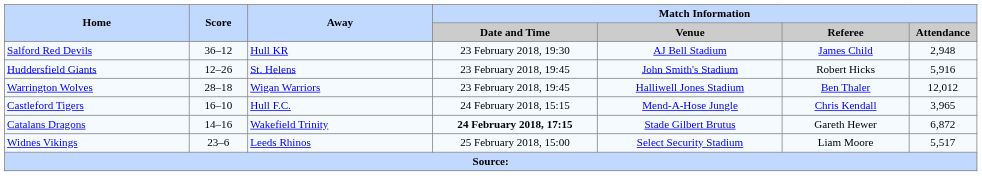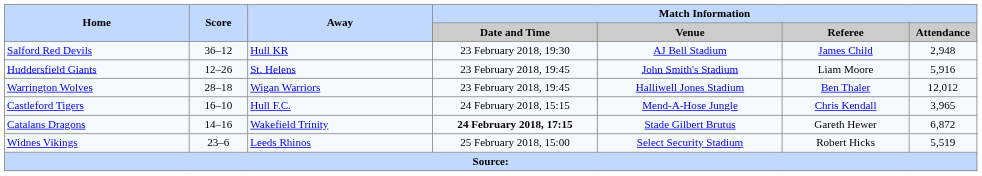(846, 69) Robert Hicks -> (846, 69) Liam Moore
(846, 143) Liam Moore -> (846, 143) Robert Hicks
(943, 143) 5,517 -> (943, 143) 5,519
